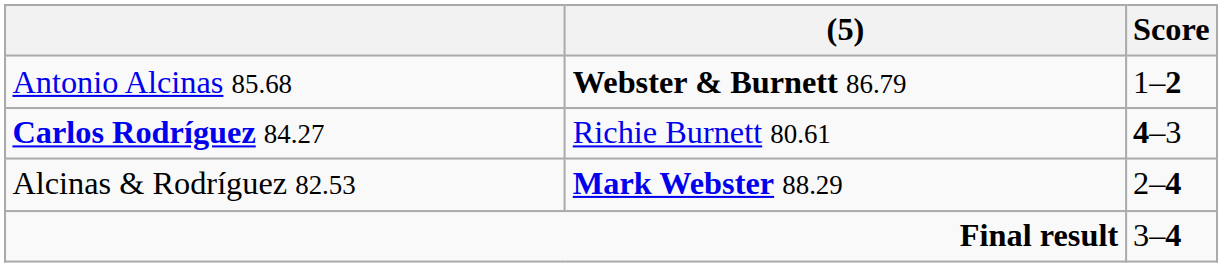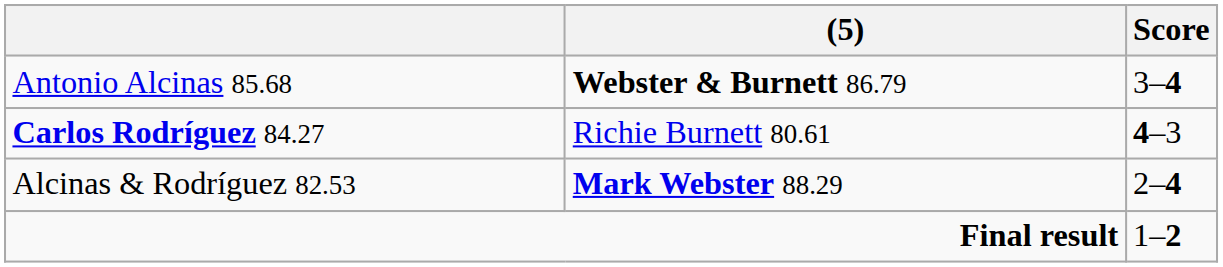(1157, 81) 1–2 -> (1157, 81) 3–4
(1157, 235) 3–4 -> (1157, 235) 1–2
